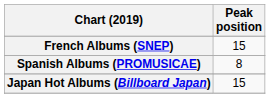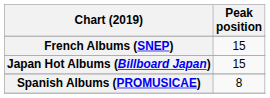rows swapped: (109, 83) <-> (109, 64)
